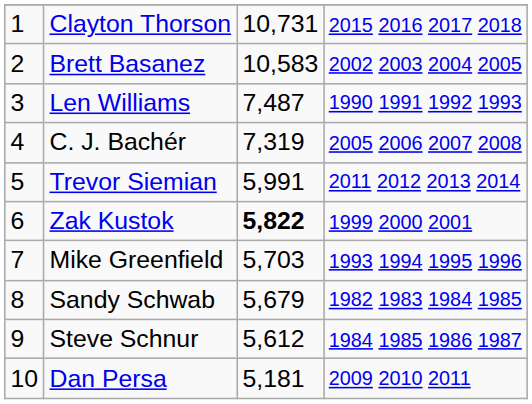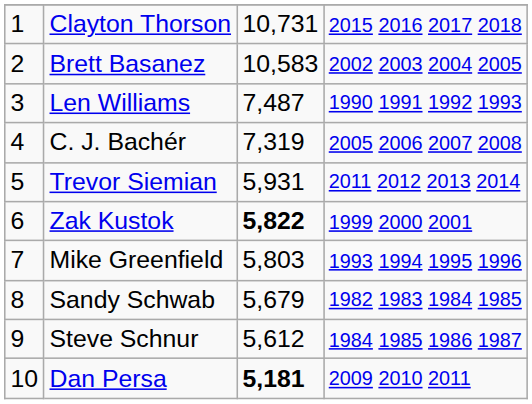(273, 181) 5,991 -> (273, 181) 5,931
(273, 260) 5,703 -> (273, 260) 5,803
(273, 378) normal -> (273, 378) bold
